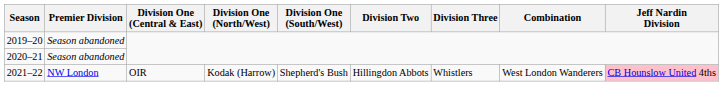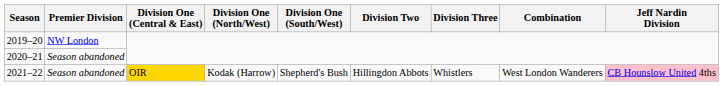(86, 40) Season abandoned -> (73, 40) NW London
(73, 72) NW London -> (86, 72) Season abandoned
(138, 72) no background -> (138, 72) gold background
